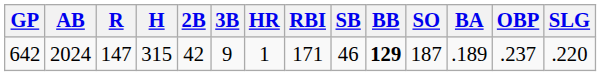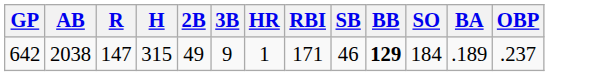- column: (569, 20)
(71, 53) 2024 -> (71, 53) 2038
(194, 53) 42 -> (194, 53) 49
(426, 53) 187 -> (426, 53) 184
